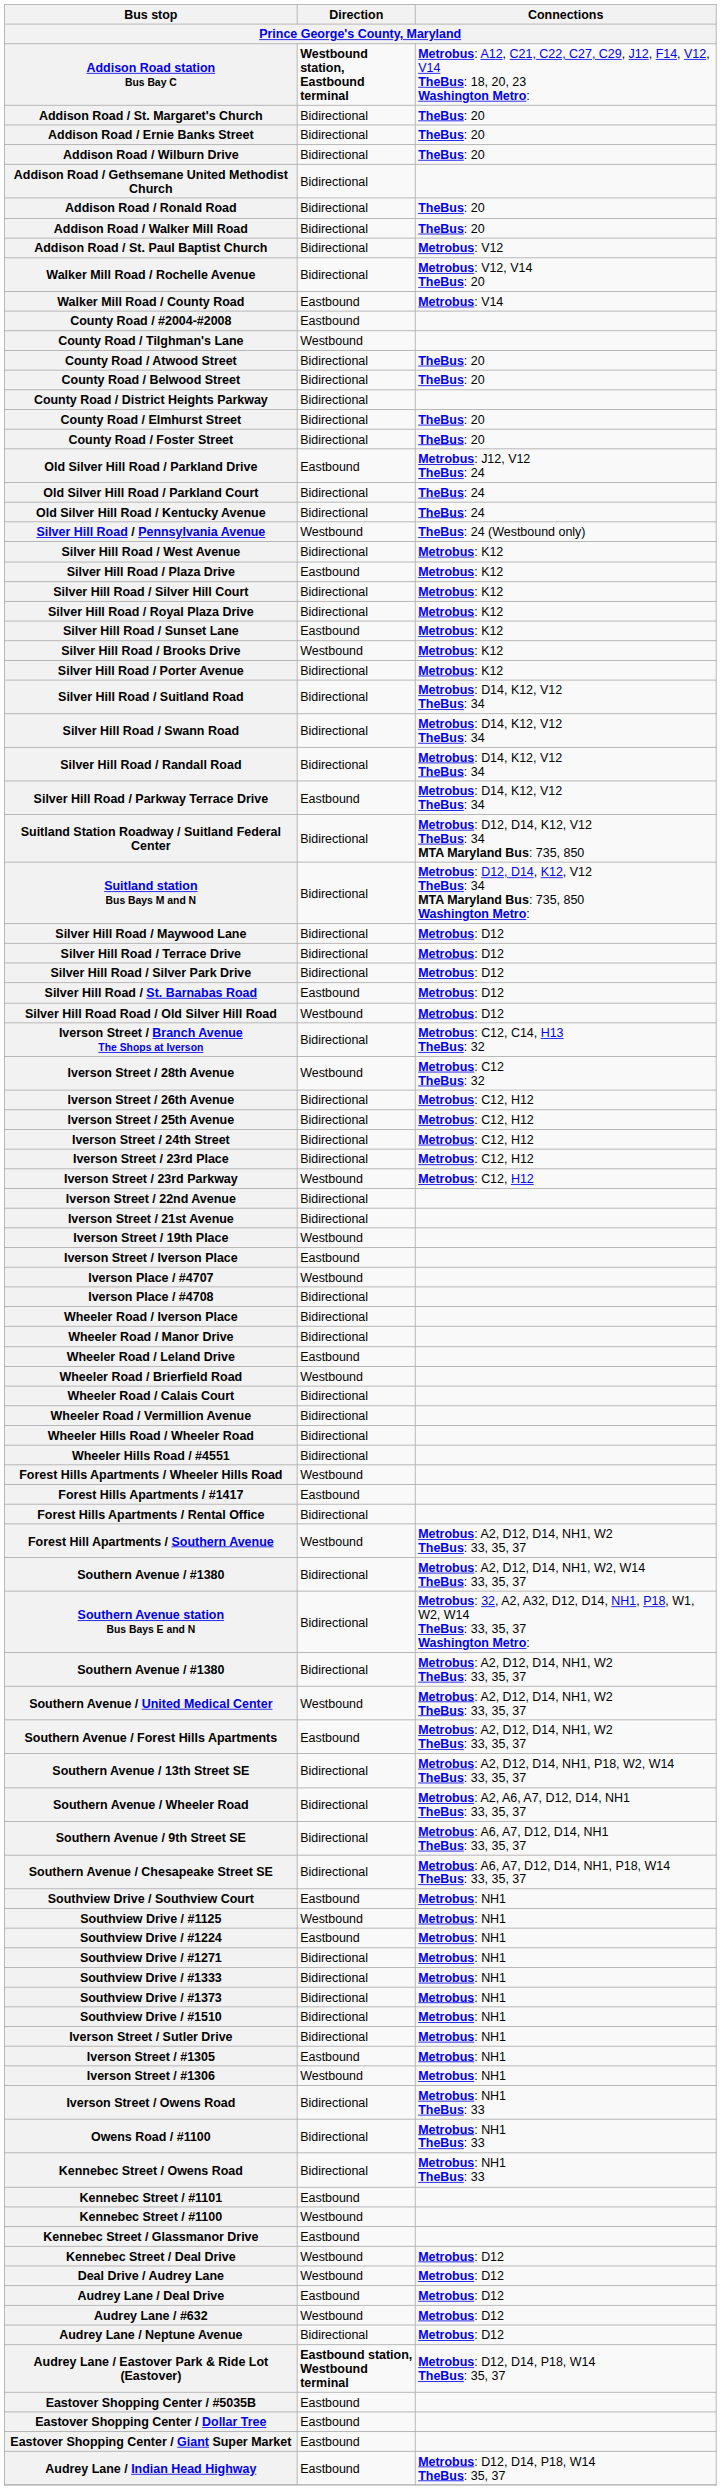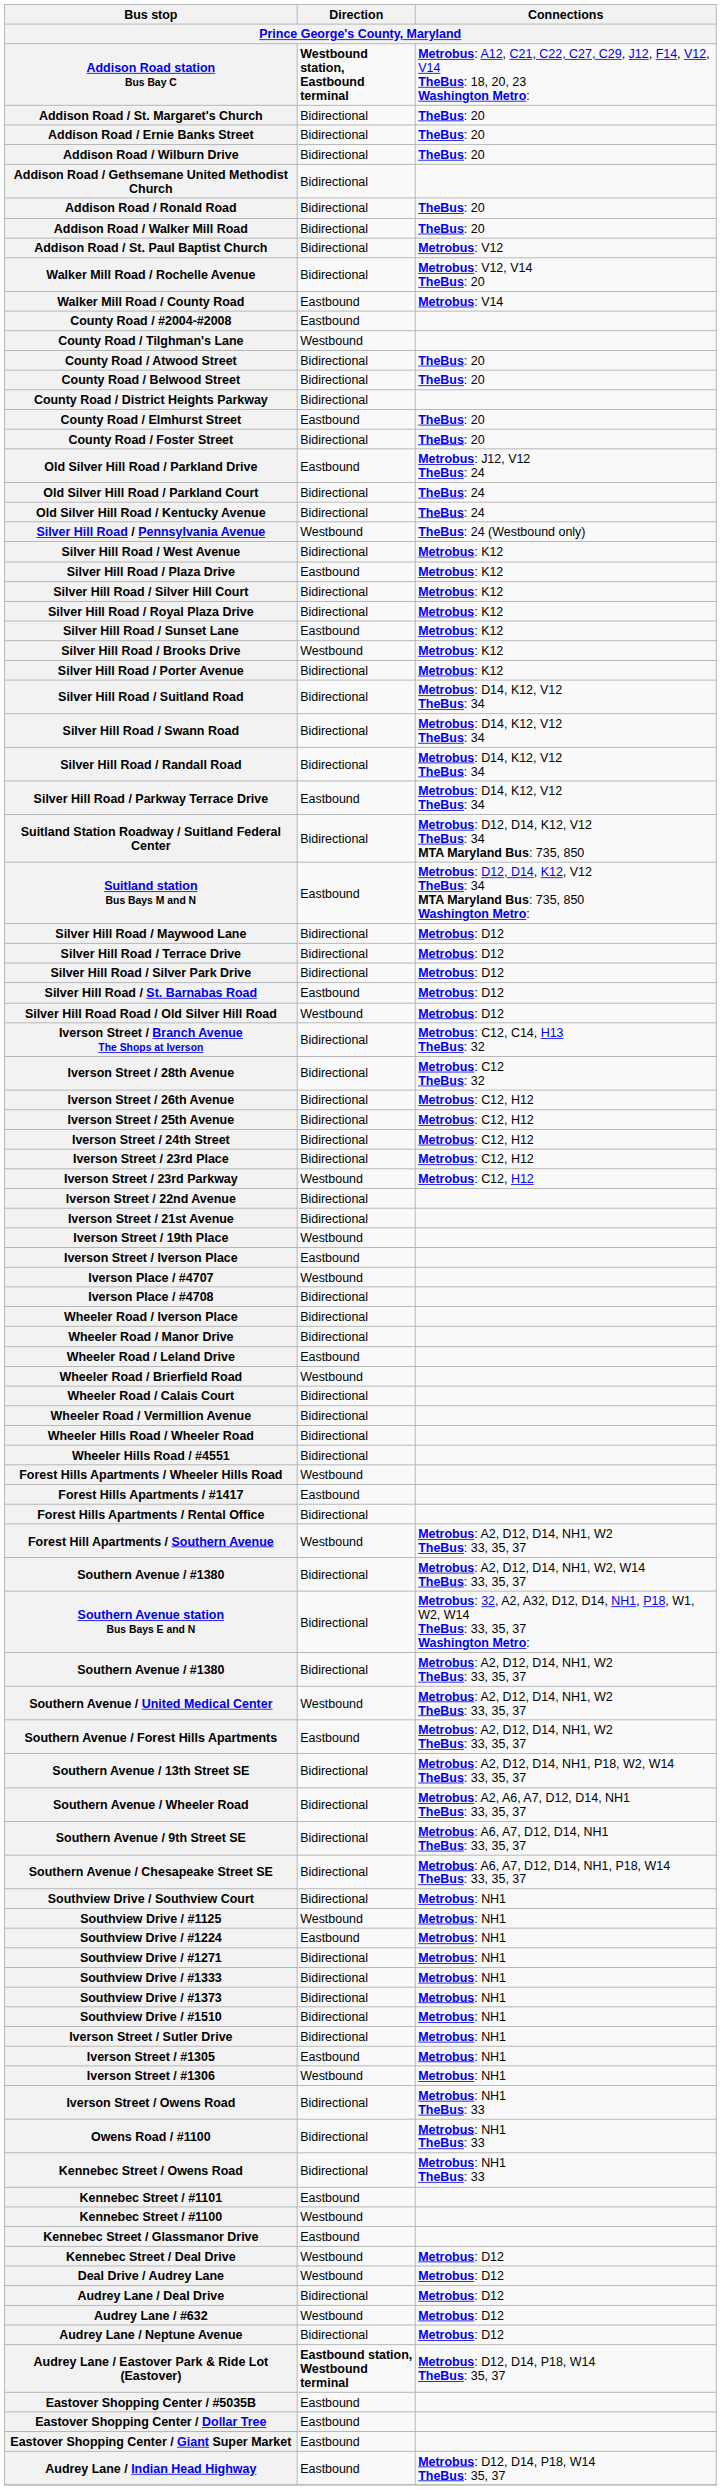(334, 420) Bidirectional -> (330, 420) Eastbound
(334, 893) Bidirectional -> (330, 893) Eastbound
(332, 1073) Westbound -> (334, 1073) Bidirectional
(330, 1899) Eastbound -> (334, 1899) Bidirectional
(330, 2296) Eastbound -> (334, 2296) Bidirectional
